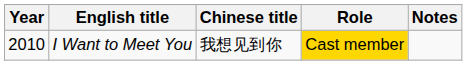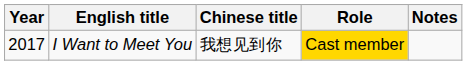(27, 45) 2010 -> (27, 45) 2017
